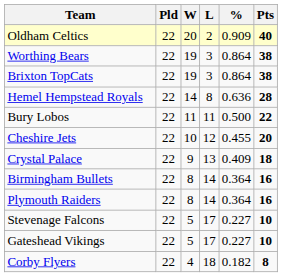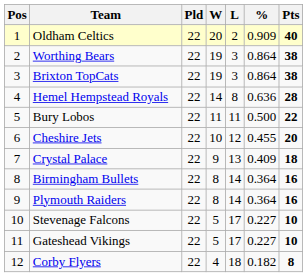+ column: (17, 14)
